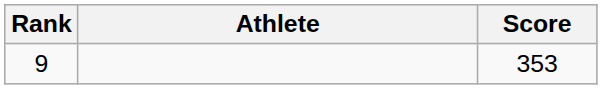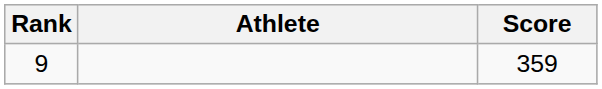(537, 63) 353 -> (537, 63) 359
